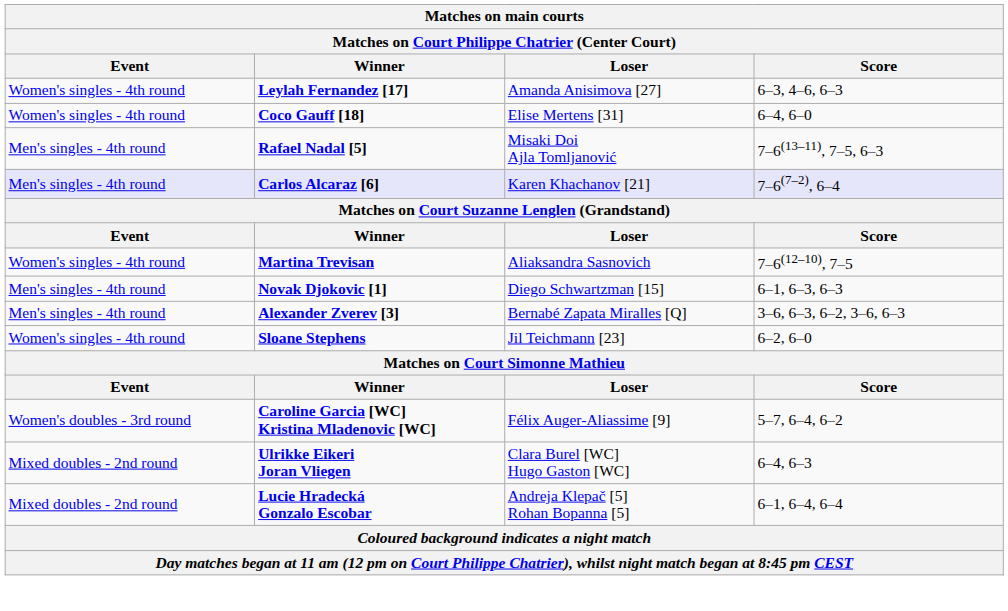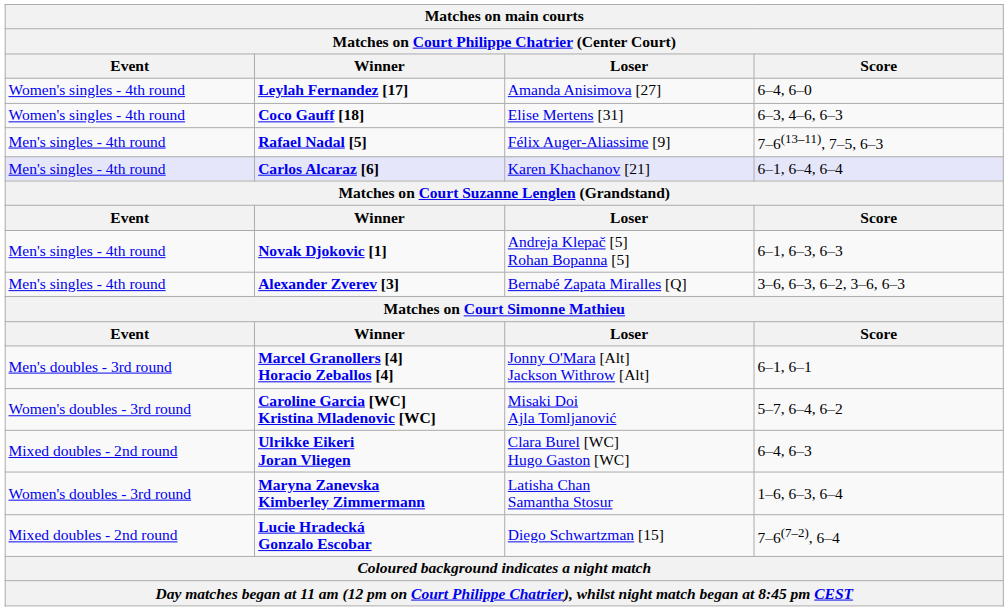(800, 90) 6–3, 4–6, 6–3 -> (785, 90) 6–4, 6–0
(785, 115) 6–4, 6–0 -> (800, 115) 6–3, 4–6, 6–3
(562, 148) Misaki Doi Ajla Tomljanović -> (589, 141) Félix Auger-Aliassime [9]
(799, 184) 7–6(7–2), 6–4 -> (800, 168) 6–1, 6–4, 6–4
- row: (316, 262)
(586, 288) Diego Schwartzman [15] -> (569, 251) Andreja Klepač [5] Rohan Bopanna [5]
- row: (312, 338)
+ row: (330, 367)
(589, 420) Félix Auger-Aliassime [9] -> (562, 409) Misaki Doi Ajla Tomljanović
+ row: (342, 493)
(569, 504) Andreja Klepač [5] Rohan Bopanna [5] -> (586, 535) Diego Schwartzman [15]
(800, 504) 6–1, 6–4, 6–4 -> (799, 535) 7–6(7–2), 6–4
